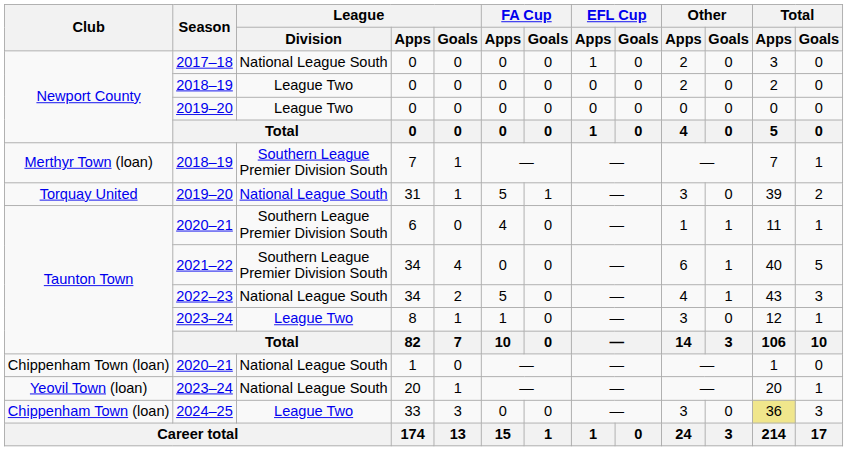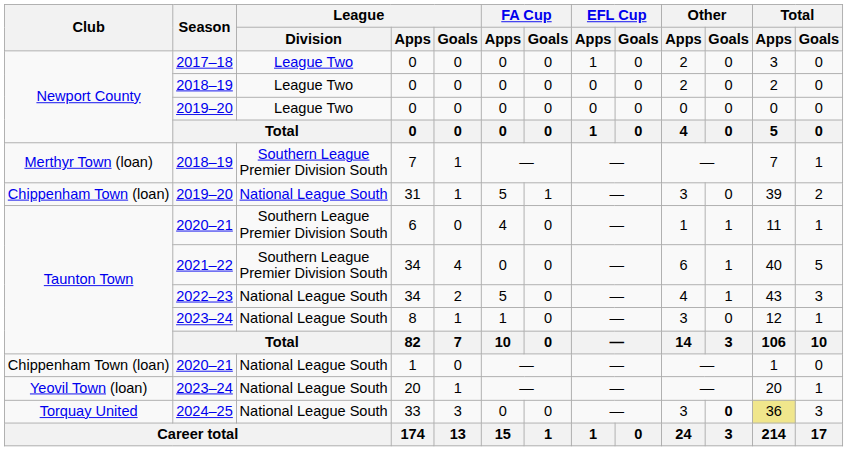(314, 62) National League South -> (314, 62) League Two
(89, 194) Torquay United -> (89, 194) Chippenham Town (loan)
(314, 319) League Two -> (314, 319) National League South
(89, 411) Chippenham Town (loan) -> (89, 411) Torquay United
(314, 411) League Two -> (314, 411) National League South
(729, 411) normal -> (729, 411) bold
